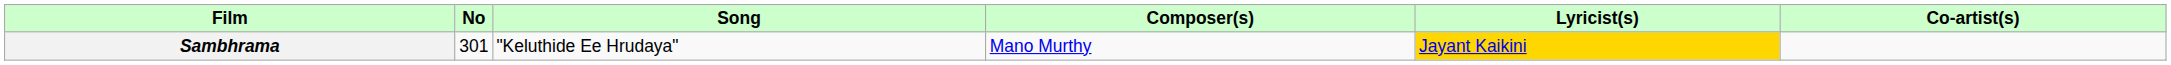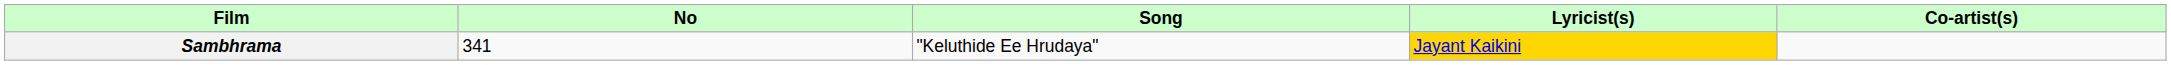- column: (1200, 18)
(474, 45) 301 -> (477, 45) 341
